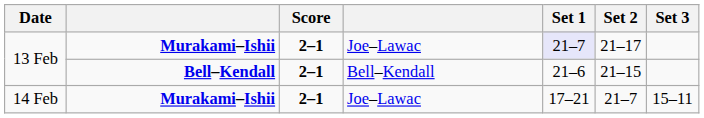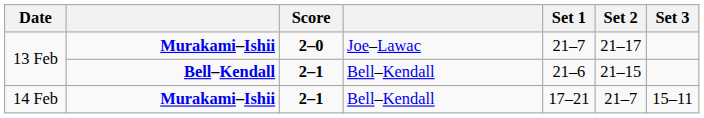(311, 45) 2–1 -> (311, 45) 2–0
(569, 45) lavender background -> (569, 45) no background
(384, 99) Joe–Lawac -> (391, 99) Bell–Kendall
